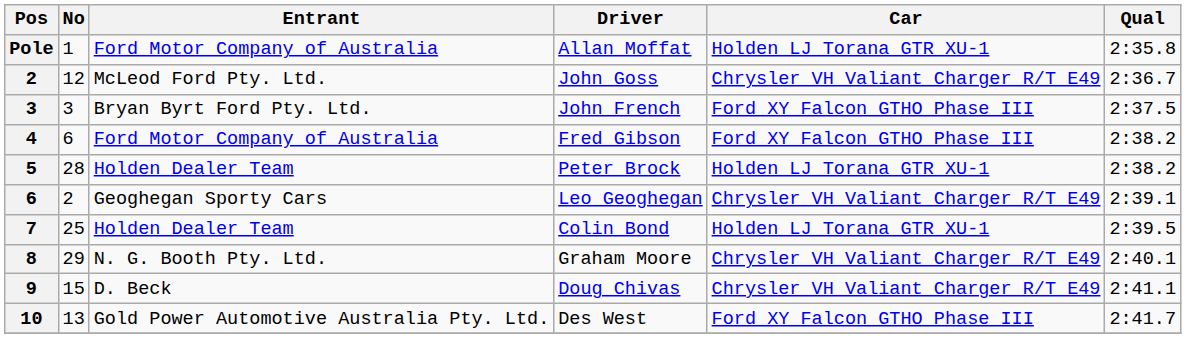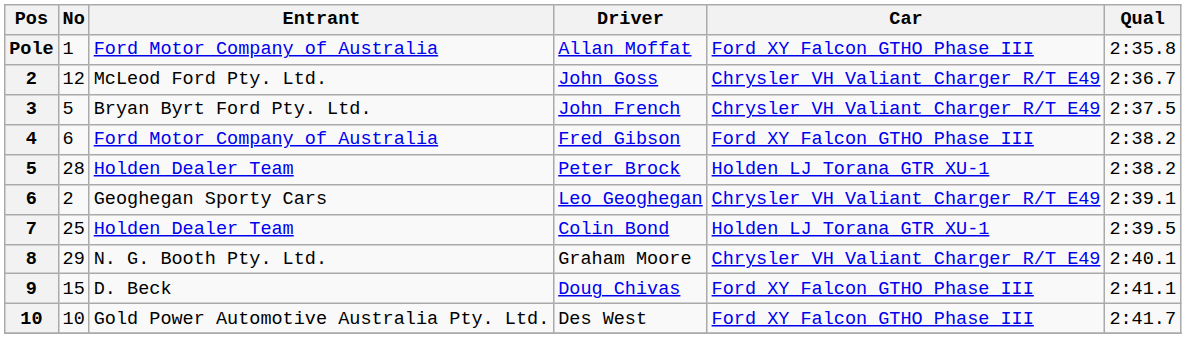(850, 50) Holden LJ Torana GTR XU-1 -> (873, 50) Ford XY Falcon GTHO Phase III
(68, 110) 3 -> (68, 110) 5
(873, 110) Ford XY Falcon GTHO Phase III -> (906, 110) Chrysler VH Valiant Charger R/T E49
(906, 289) Chrysler VH Valiant Charger R/T E49 -> (873, 289) Ford XY Falcon GTHO Phase III
(74, 319) 13 -> (74, 319) 10
